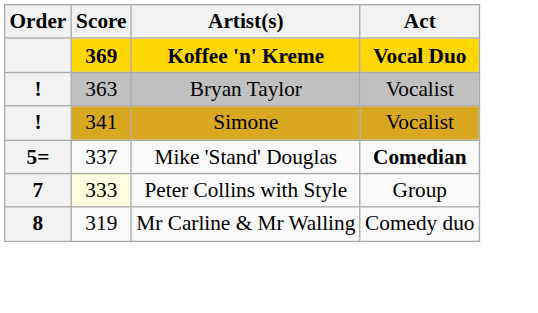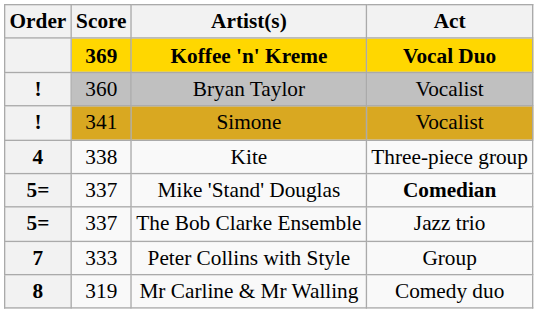(101, 88) 363 -> (101, 88) 360
+ row: (249, 156)
+ row: (249, 223)
(101, 190) lightyellow background -> (101, 257) no background
